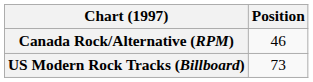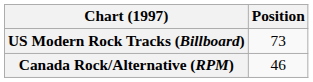rows swapped: (126, 41) <-> (126, 65)
